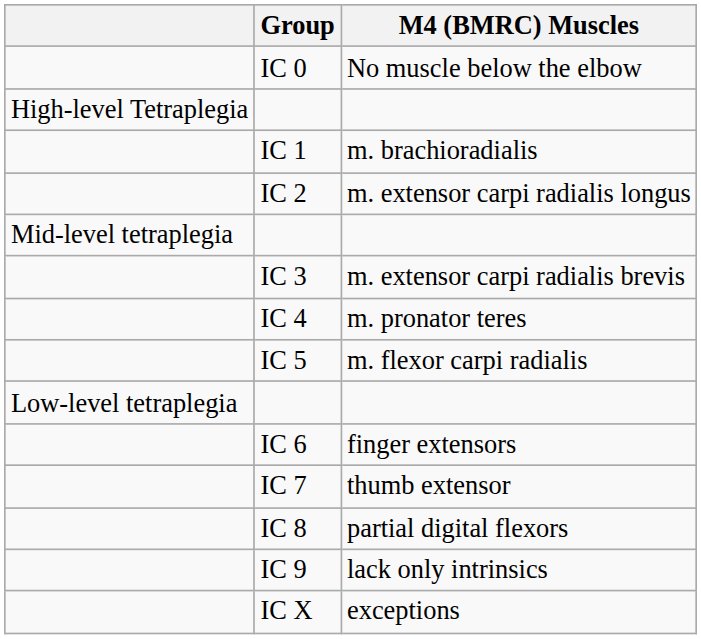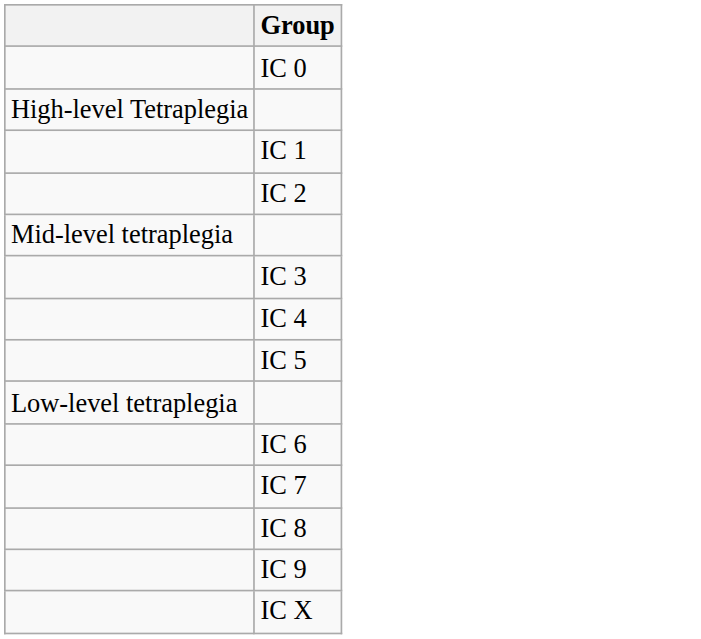- column: (519, 25)
